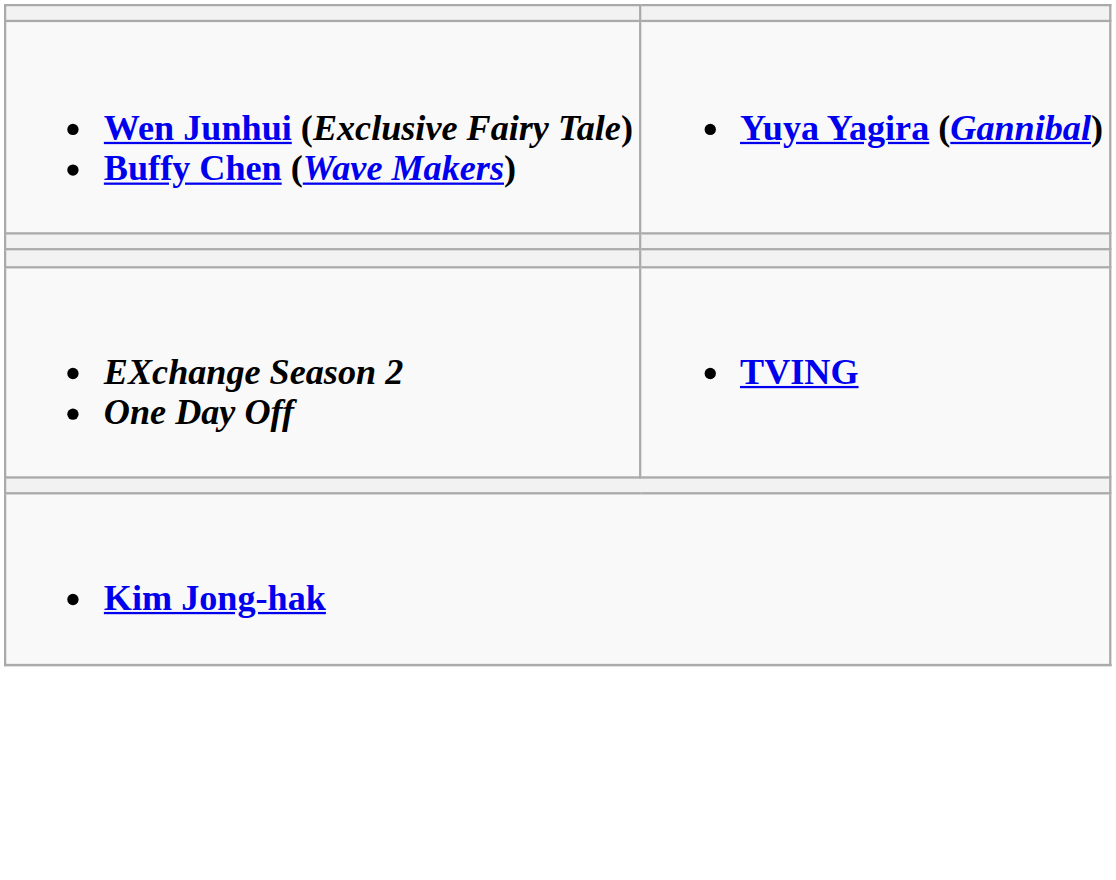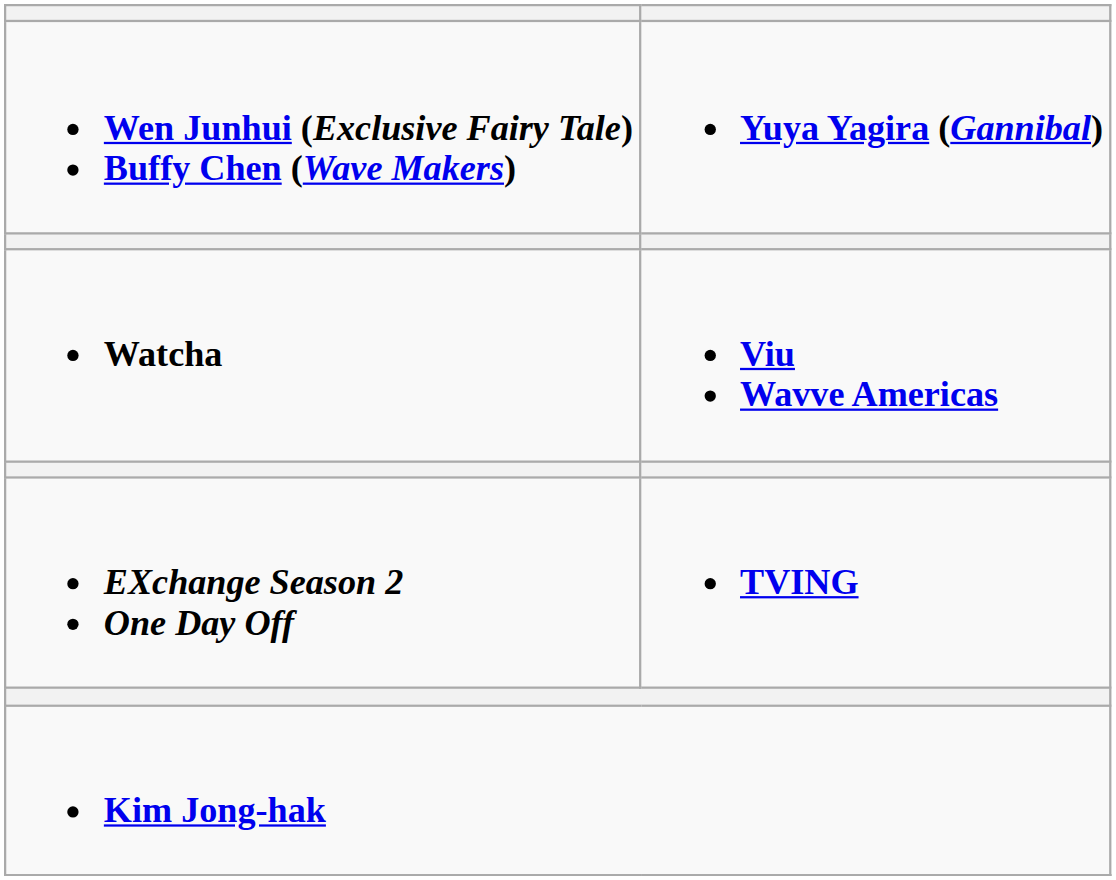+ row: (323, 355)
